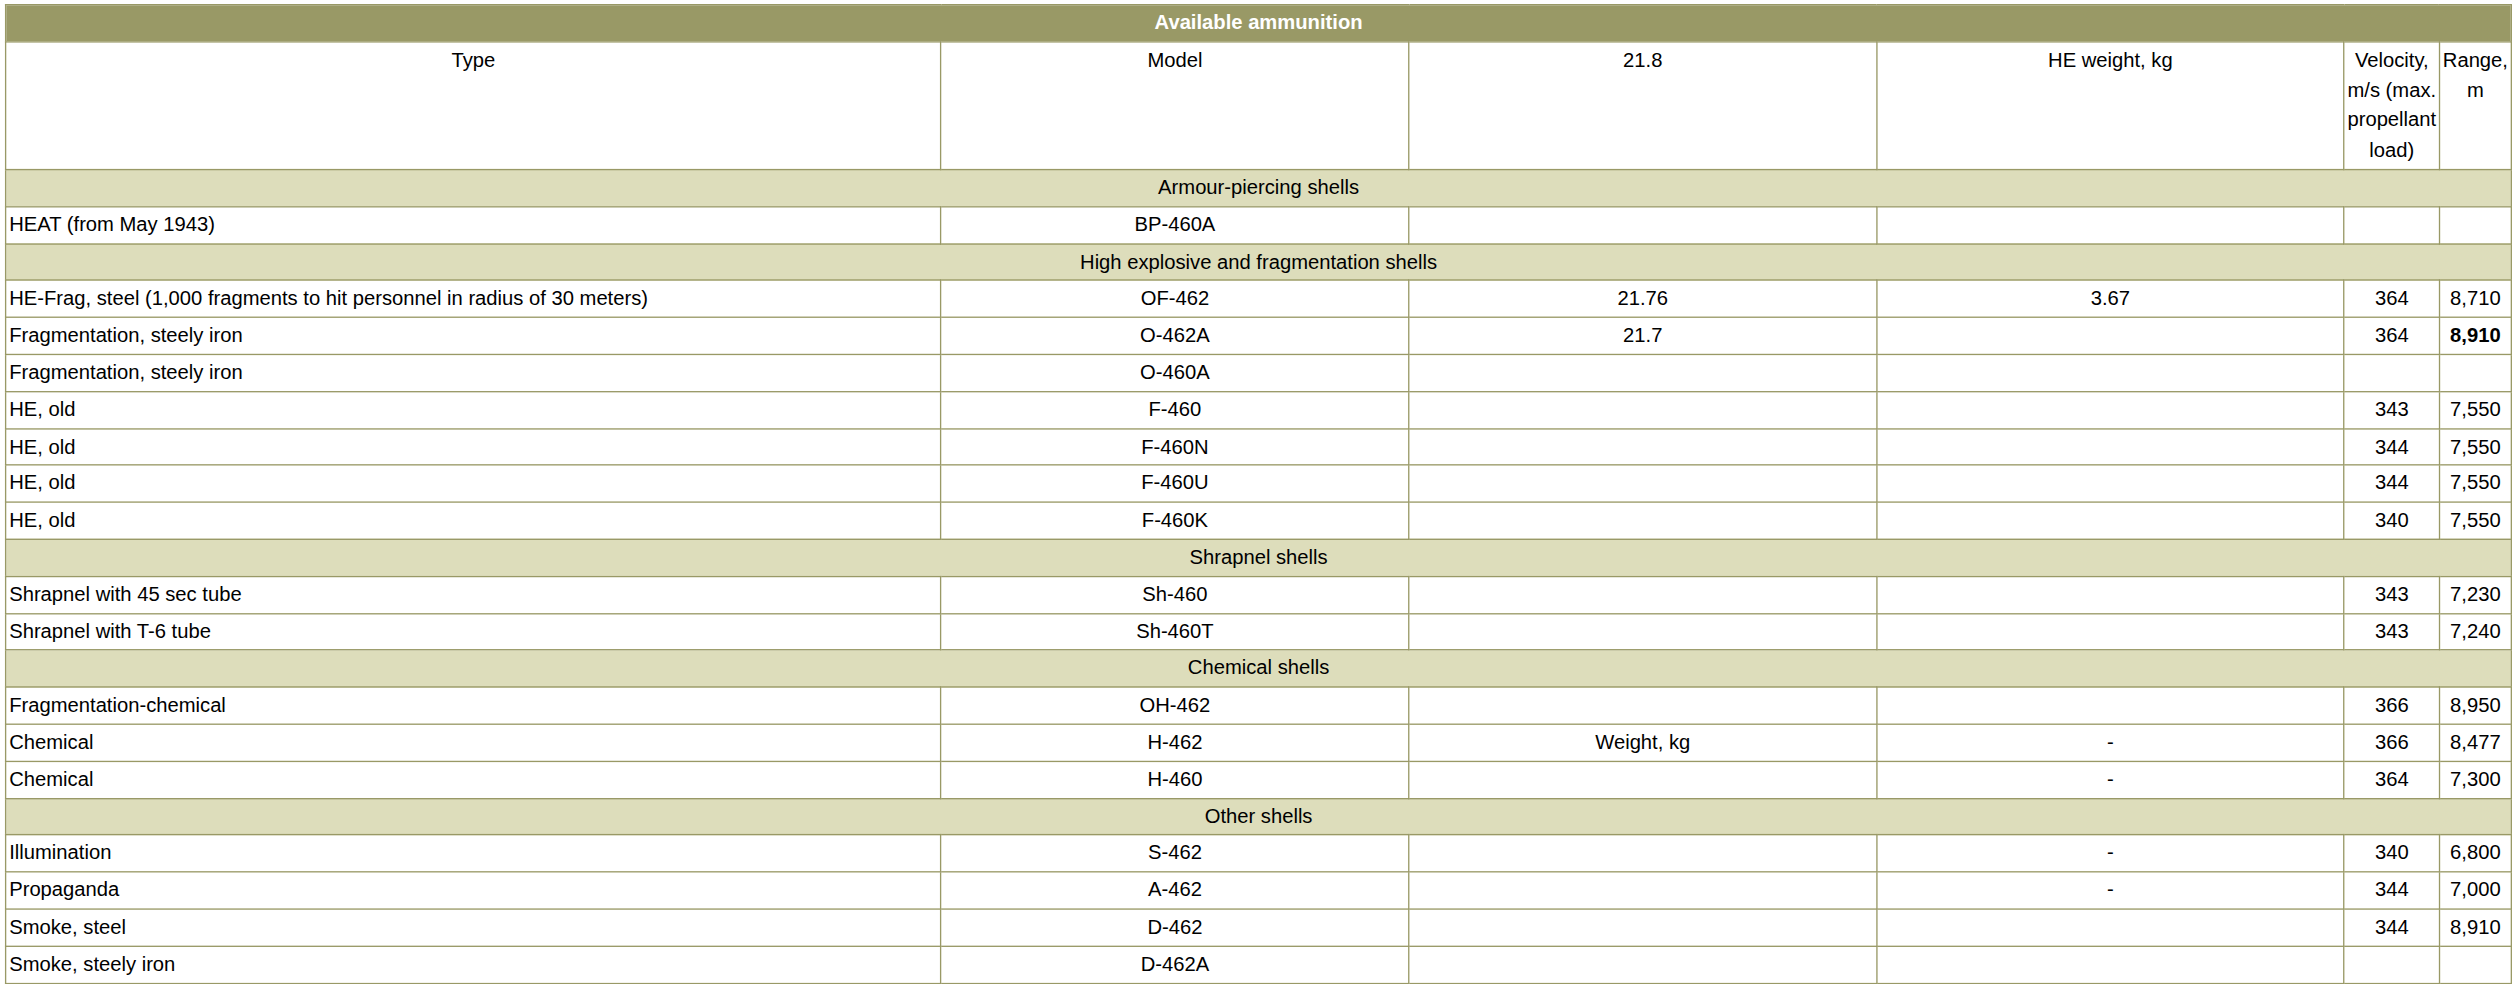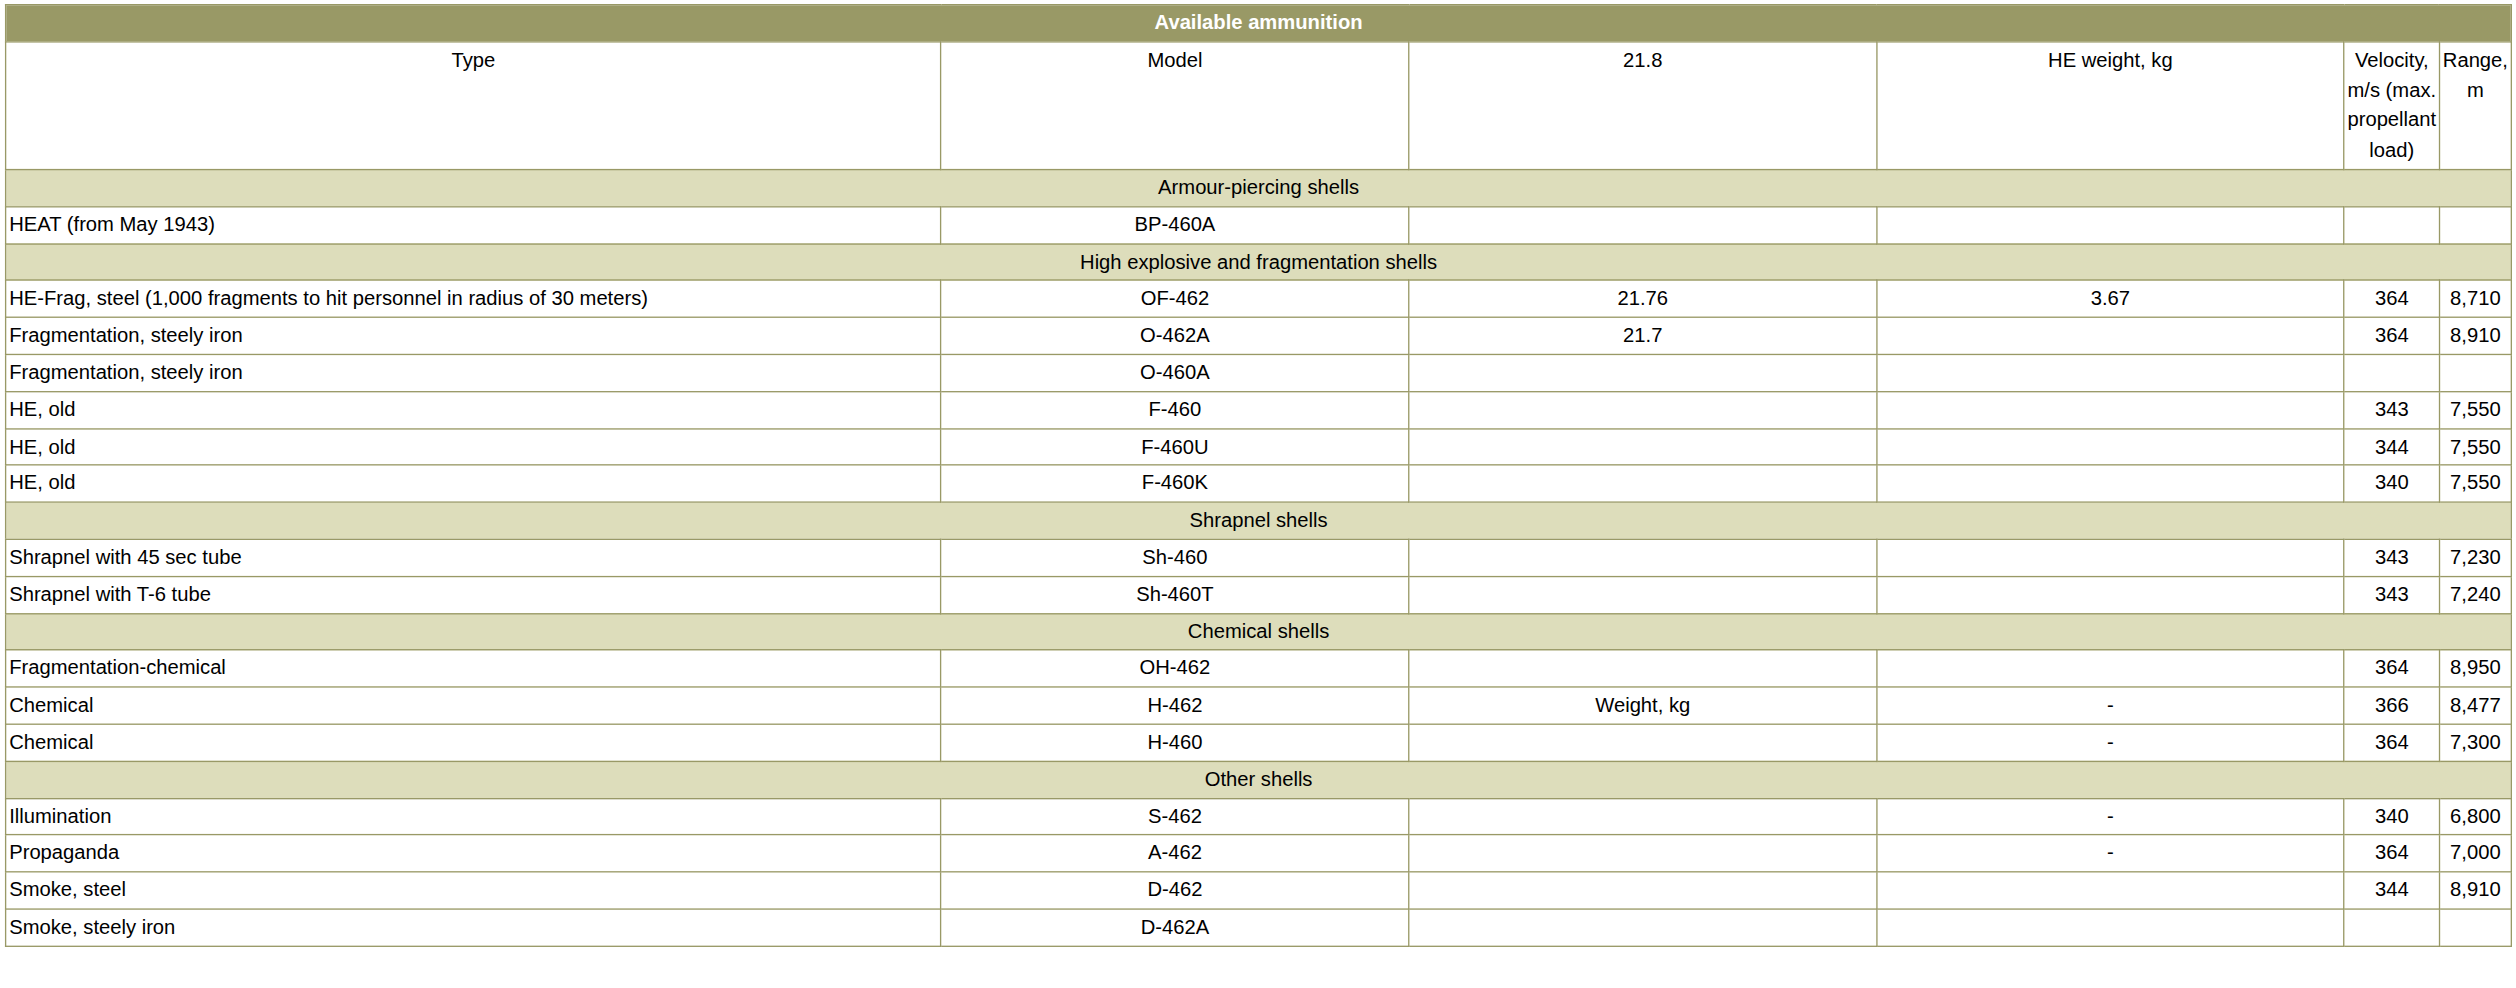(2475, 335) bold -> (2475, 335) normal
- row: (1175, 446)
(2392, 704) 366 -> (2392, 667) 364
(2392, 889) 344 -> (2392, 852) 364
